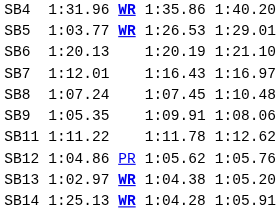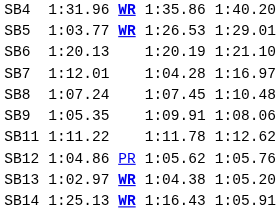(175, 74) 1:16.43 -> (175, 74) 1:04.28
(175, 201) 1:04.28 -> (175, 201) 1:16.43
